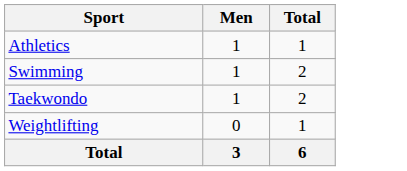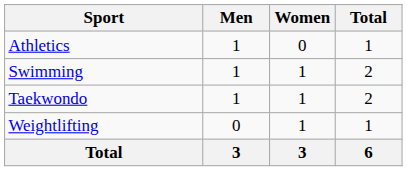+ column: (302, 17)
